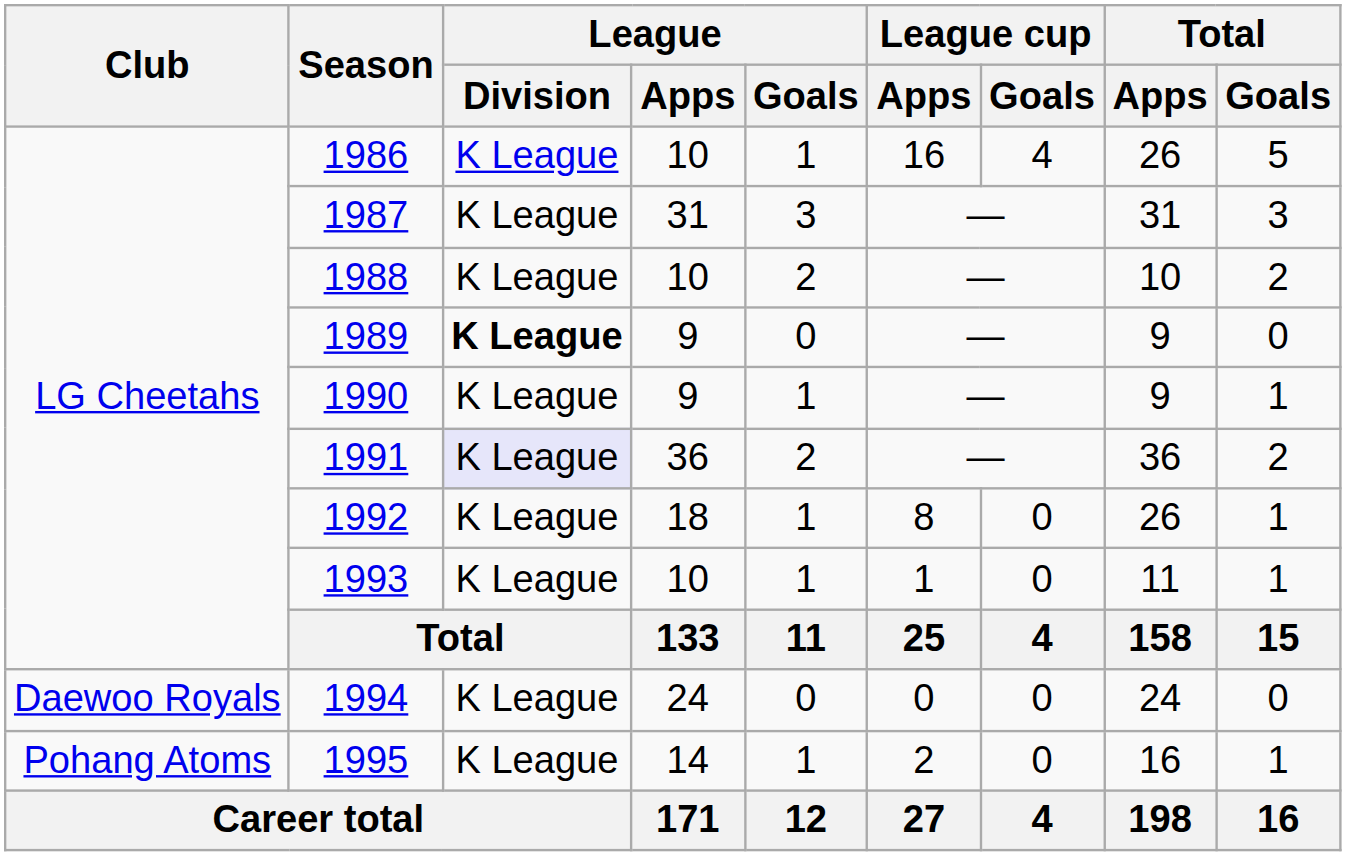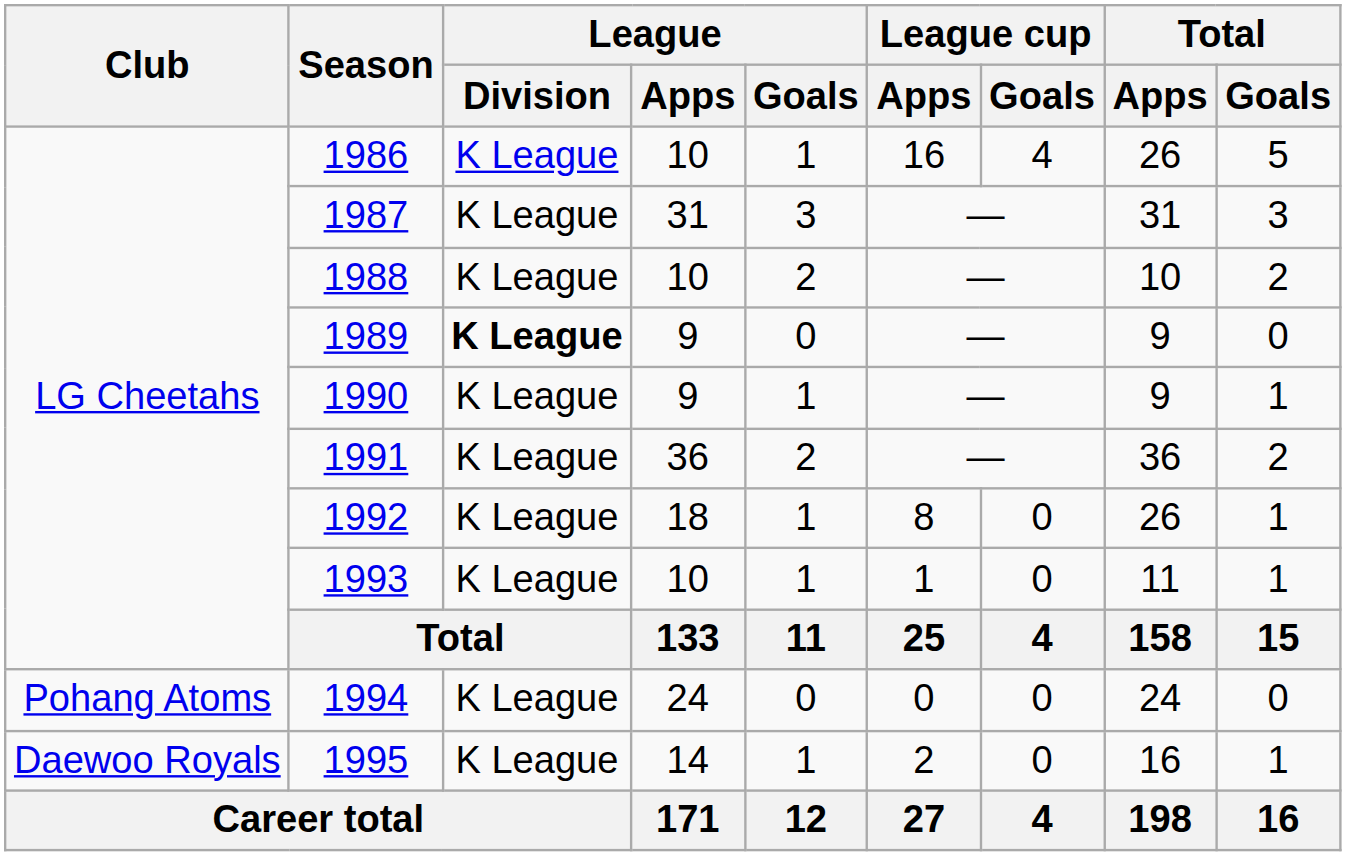(537, 457) lavender background -> (537, 457) no background
(147, 699) Daewoo Royals -> (147, 699) Pohang Atoms
(147, 759) Pohang Atoms -> (147, 759) Daewoo Royals
